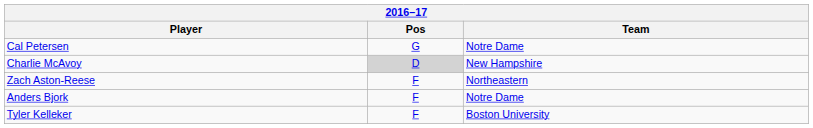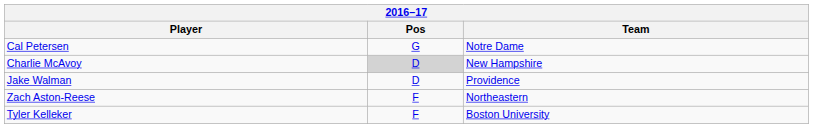+ row: (39, 81)
- row: (37, 98)
